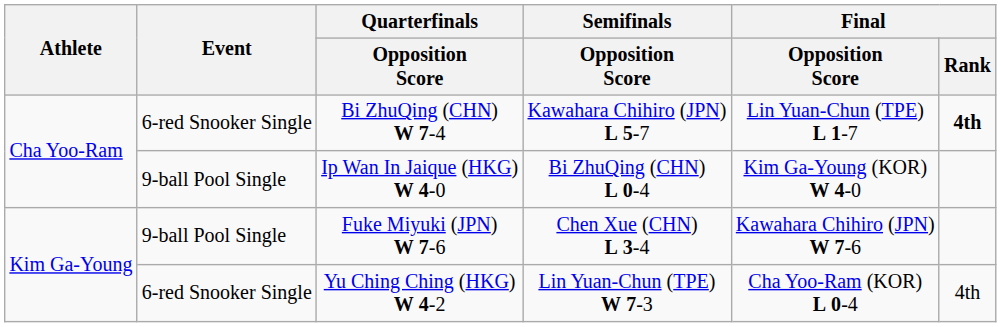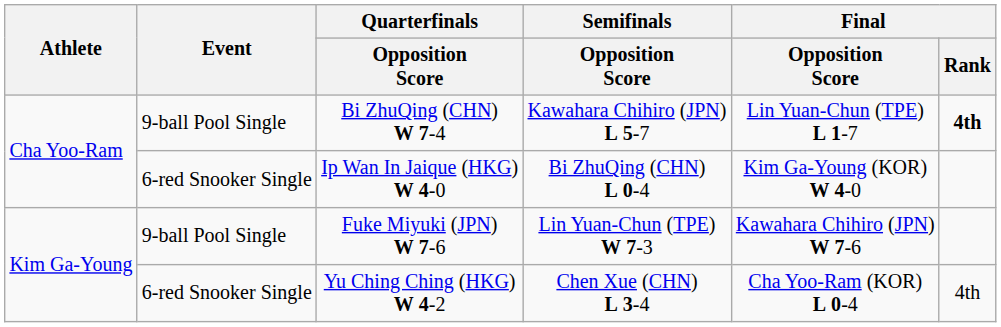(227, 122) 6-red Snooker Single -> (214, 122) 9-ball Pool Single
(214, 179) 9-ball Pool Single -> (227, 179) 6-red Snooker Single
(627, 236) Chen Xue (CHN) L 3-4 -> (627, 236) Lin Yuan-Chun (TPE) W 7-3
(627, 292) Lin Yuan-Chun (TPE) W 7-3 -> (627, 292) Chen Xue (CHN) L 3-4
